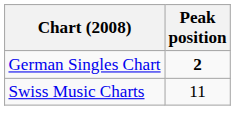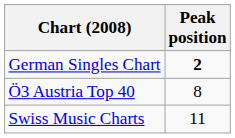+ row: (72, 91)
